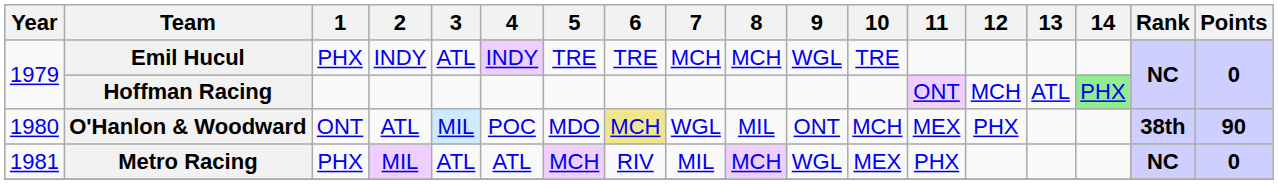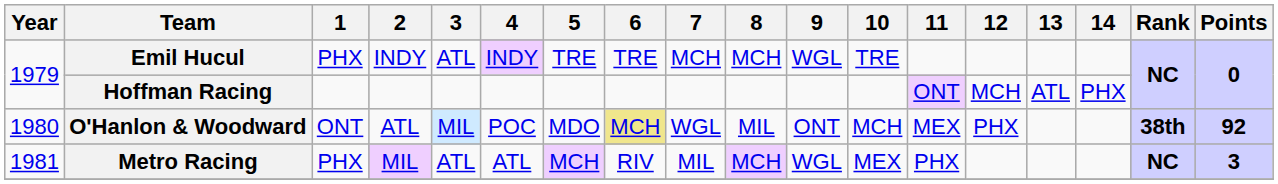(1103, 92) lightgreen background -> (1103, 92) no background
(1234, 127) 90 -> (1234, 127) 92
(1234, 162) 0 -> (1234, 162) 3
